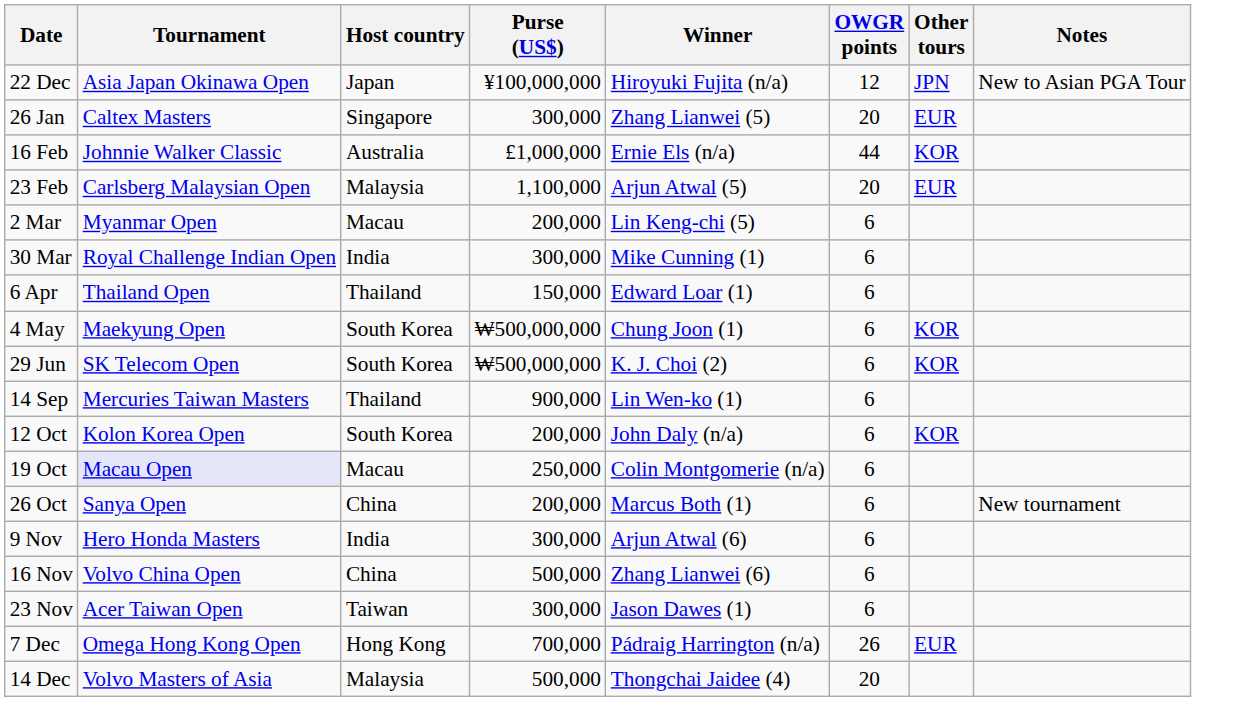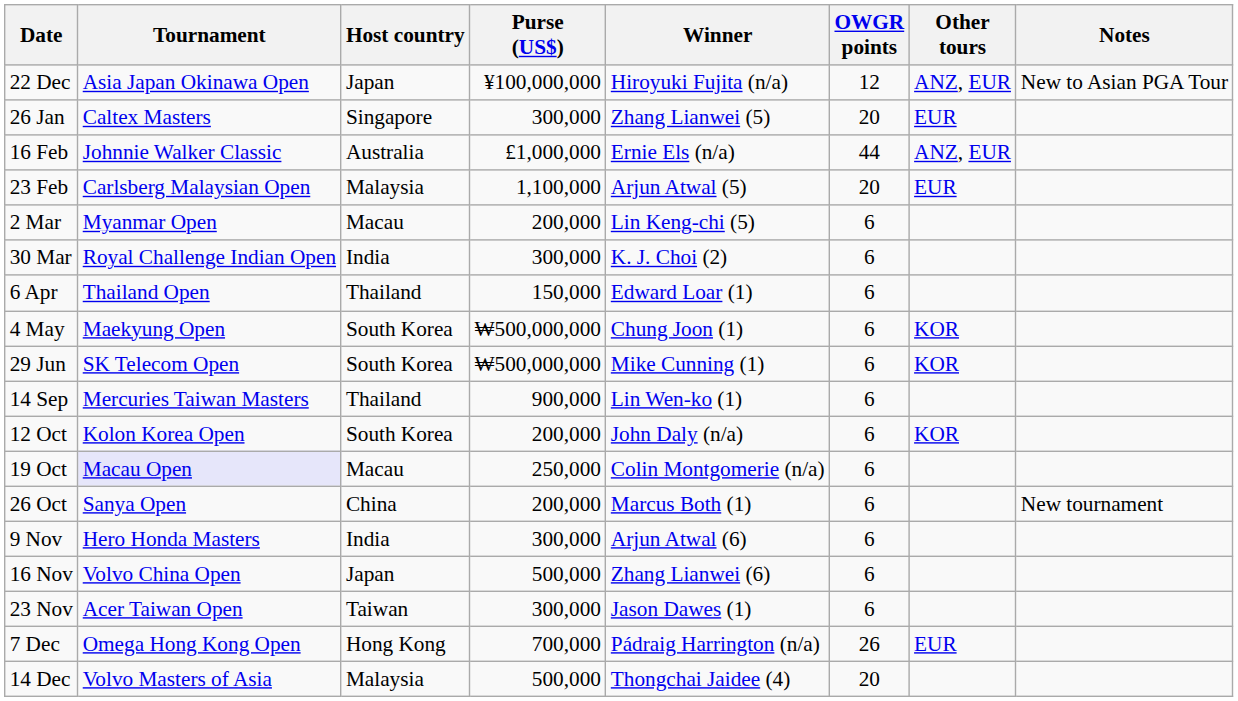(932, 82) JPN -> (963, 82) ANZ, EUR
(937, 152) KOR -> (963, 152) ANZ, EUR
(688, 257) Mike Cunning (1) -> (669, 257) K. J. Choi (2)
(669, 363) K. J. Choi (2) -> (688, 363) Mike Cunning (1)
(371, 573) China -> (370, 573) Japan
